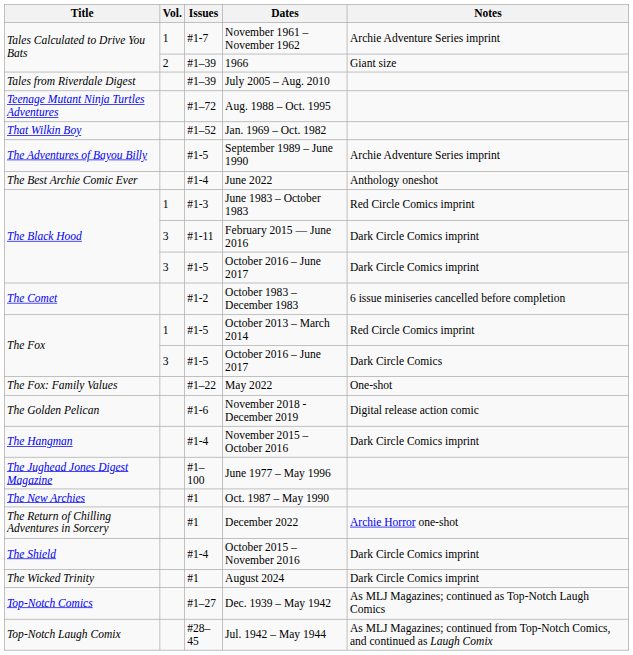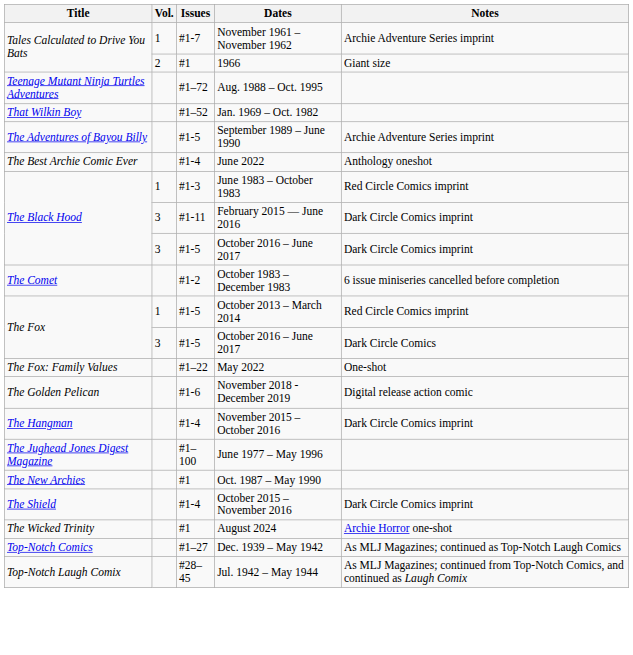(202, 63) #1–39 -> (185, 63) #1
- row: (71, 81)
- row: (59, 522)
(414, 578) Dark Circle Comics imprint -> (398, 529) Archie Horror one-shot
